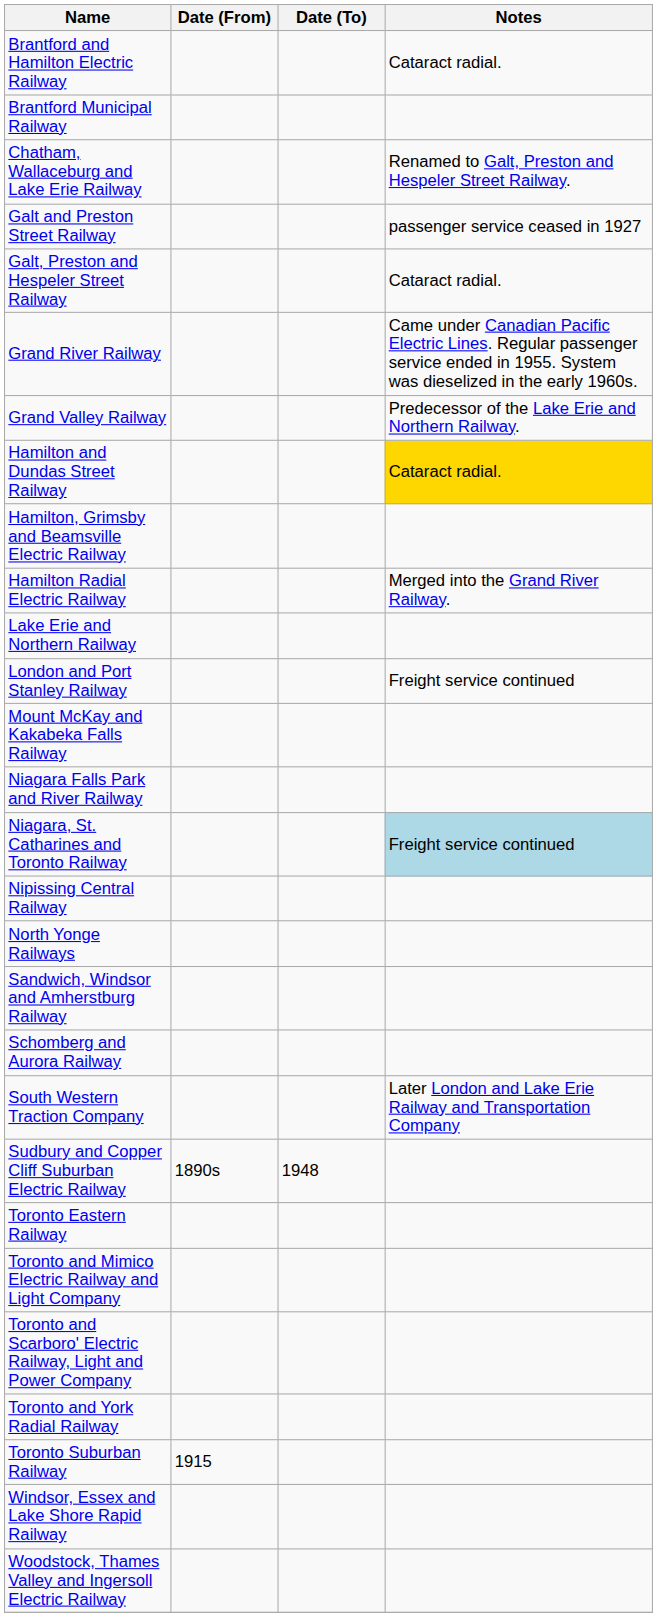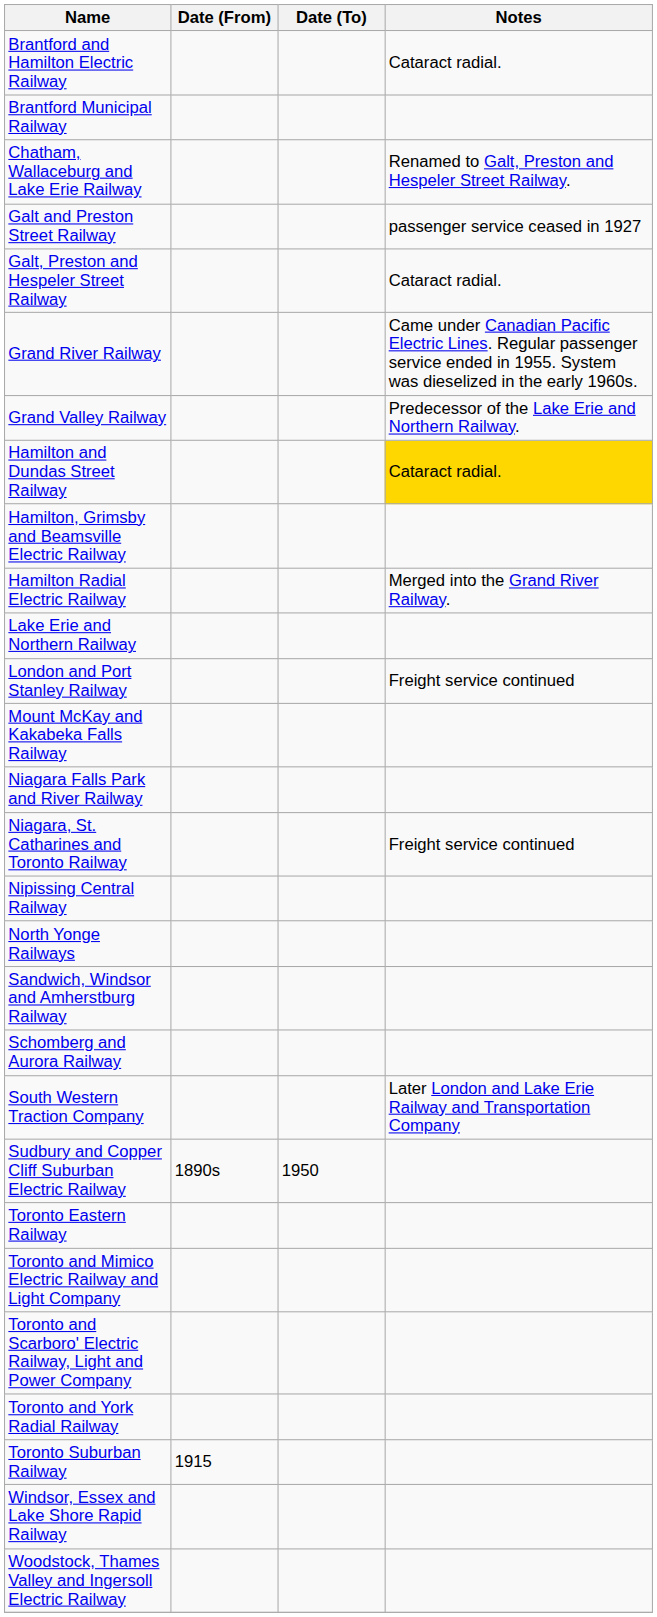(482, 844) lightblue background -> (482, 844) no background
(300, 1170) 1948 -> (300, 1170) 1950
